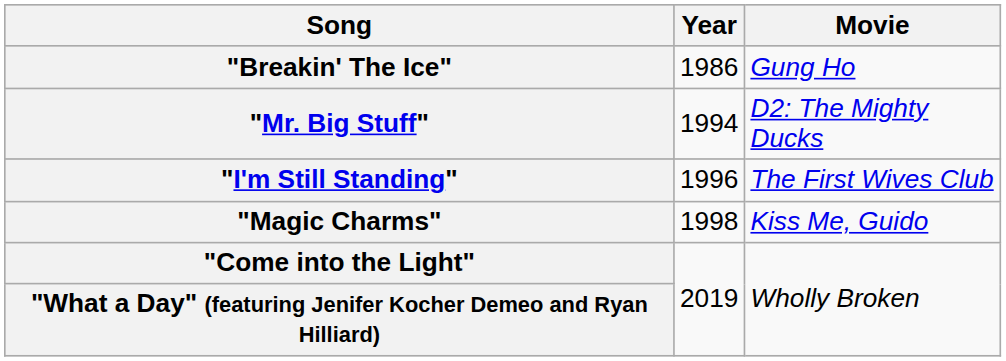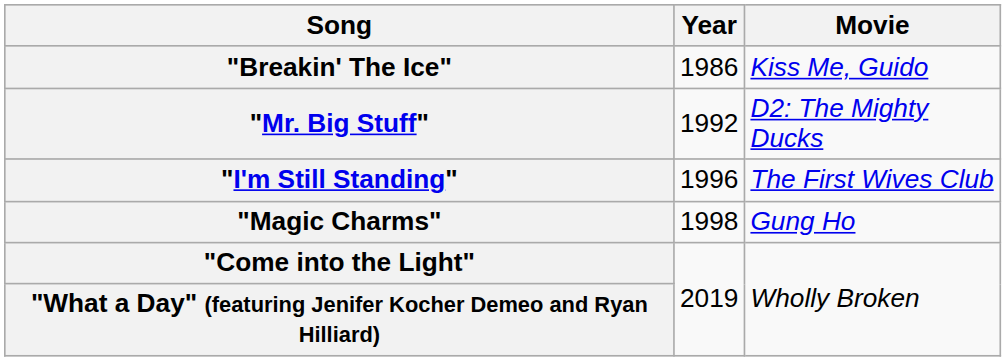(803, 66) Gung Ho -> (839, 66) Kiss Me, Guido
(709, 123) 1994 -> (709, 123) 1992
(839, 221) Kiss Me, Guido -> (803, 221) Gung Ho
